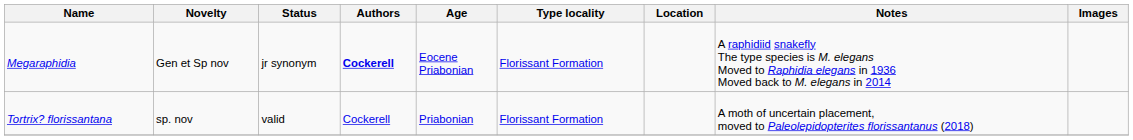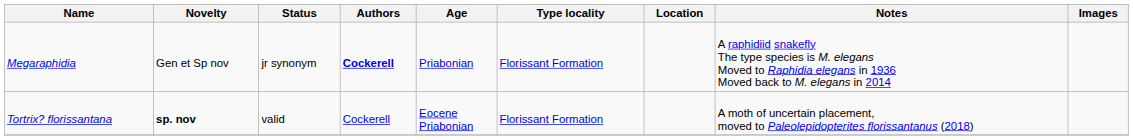(446, 63) Eocene Priabonian -> (446, 63) Priabonian
(174, 119) normal -> (176, 119) bold
(446, 119) Priabonian -> (446, 119) Eocene Priabonian
